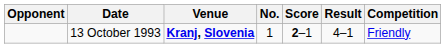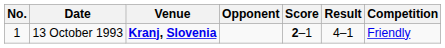columns swapped: (270, 14) <-> (36, 14)
